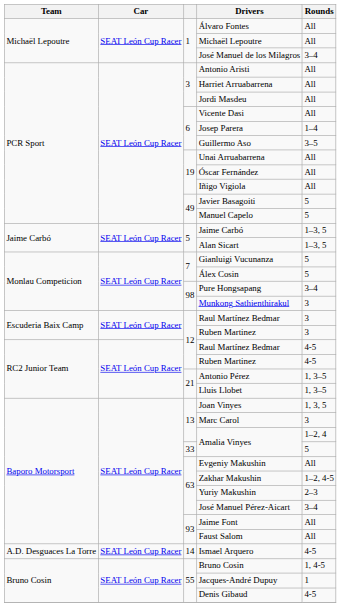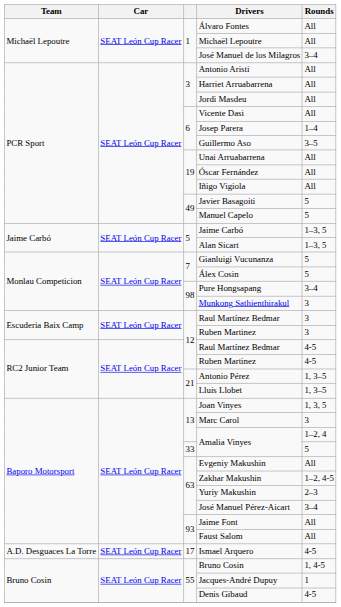(190, 551) 14 -> (190, 551) 17
